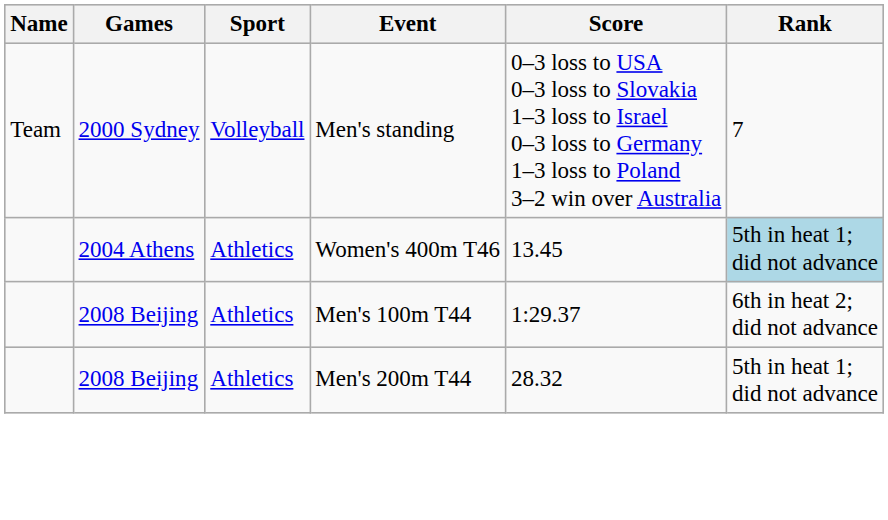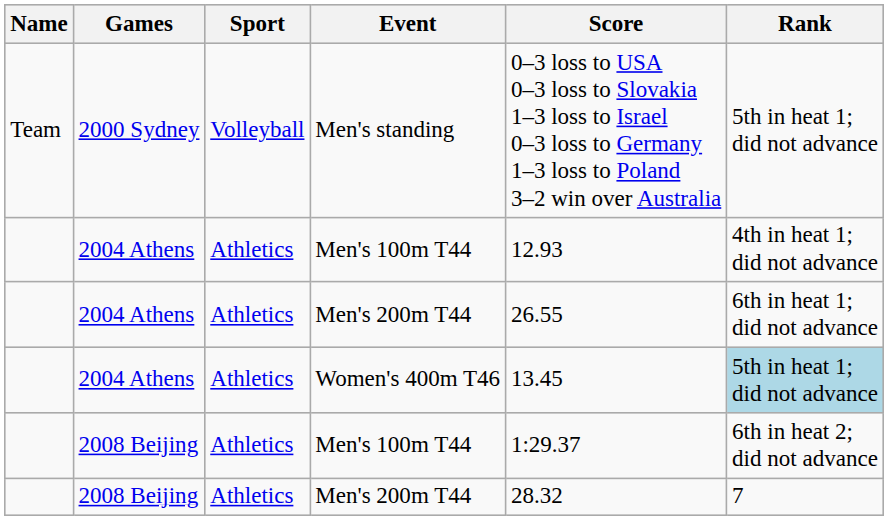(738, 129) 7 -> (805, 129) 5th in heat 1; did not advance
+ row: (136, 249)
+ row: (136, 314)
(805, 379) 5th in heat 1; did not advance -> (738, 496) 7
